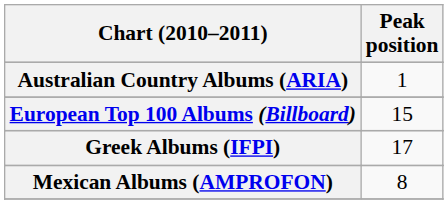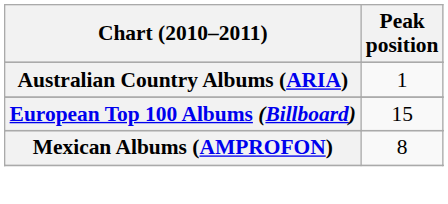- row: (183, 147)
